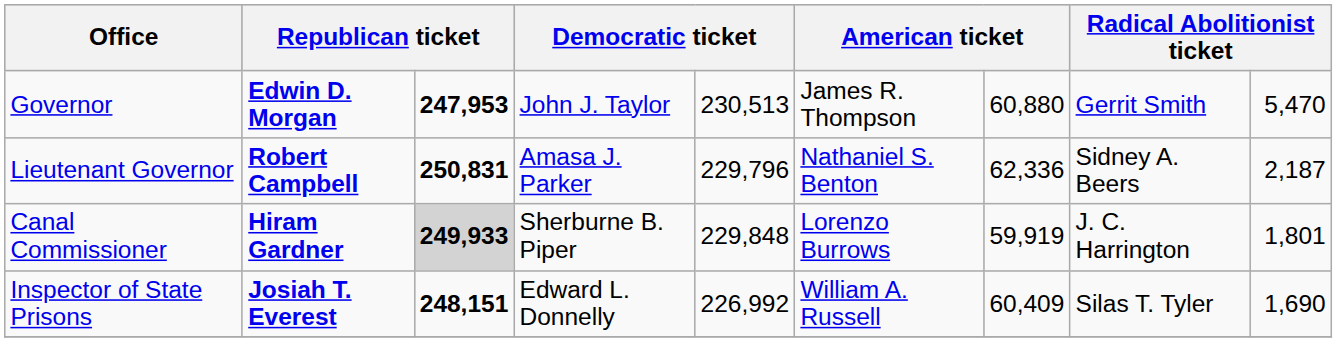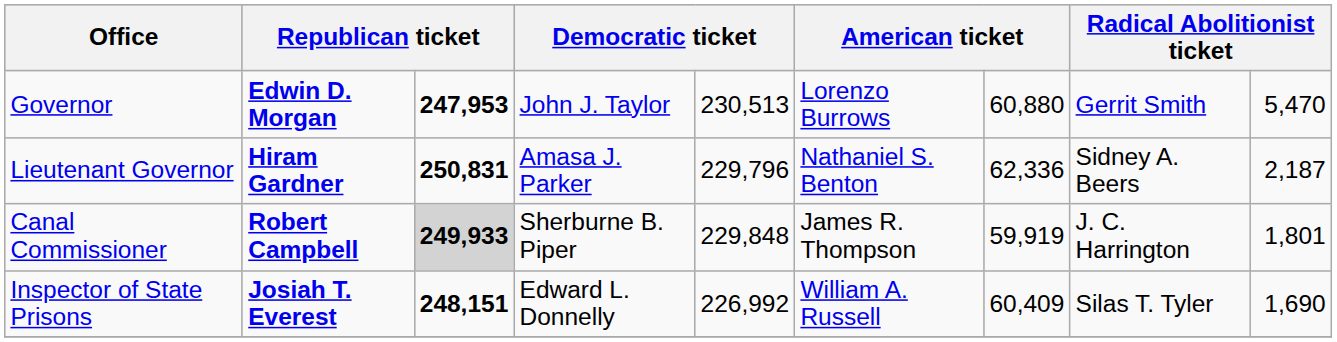(858, 104) James R. Thompson -> (845, 104) Lorenzo Burrows
(303, 170) Robert Campbell -> (296, 170) Hiram Gardner
(296, 236) Hiram Gardner -> (303, 236) Robert Campbell
(845, 236) Lorenzo Burrows -> (858, 236) James R. Thompson
